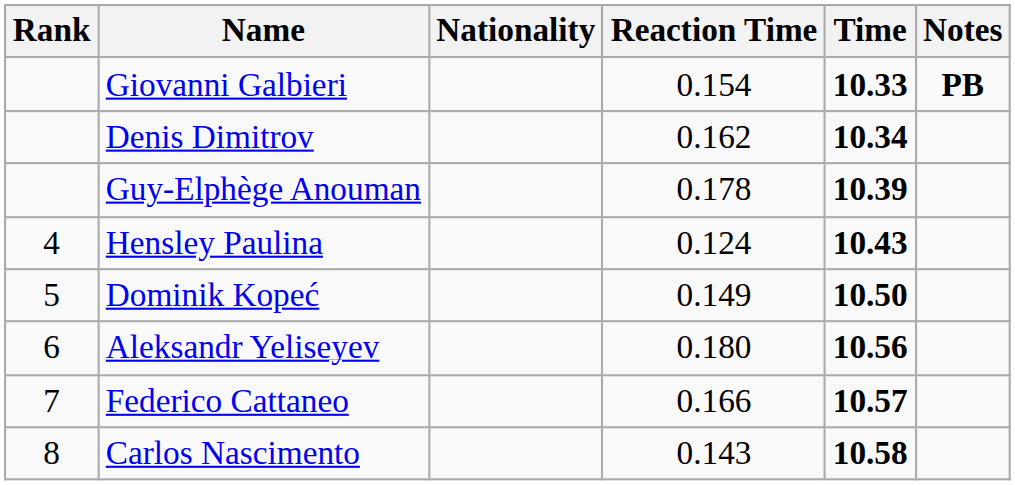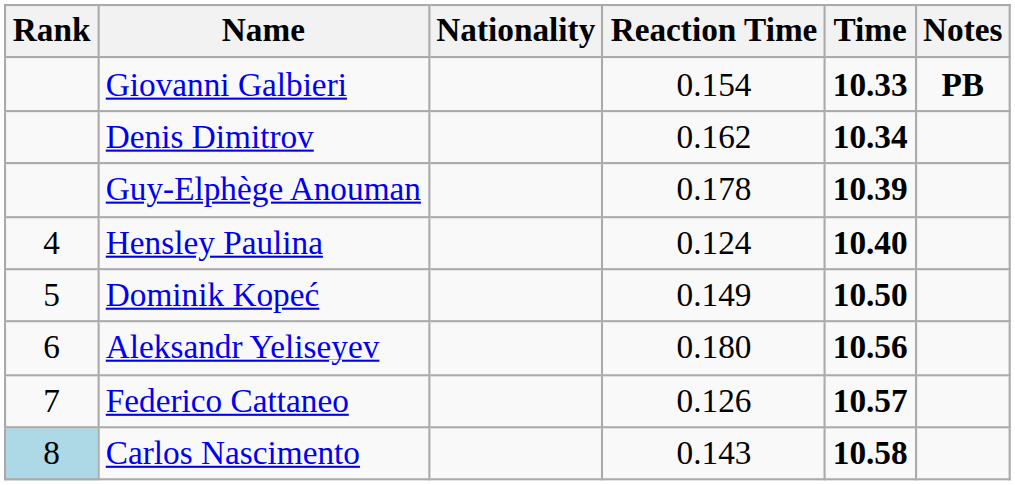(870, 242) 10.43 -> (870, 242) 10.40
(714, 400) 0.166 -> (714, 400) 0.126
(52, 453) no background -> (52, 453) lightblue background
